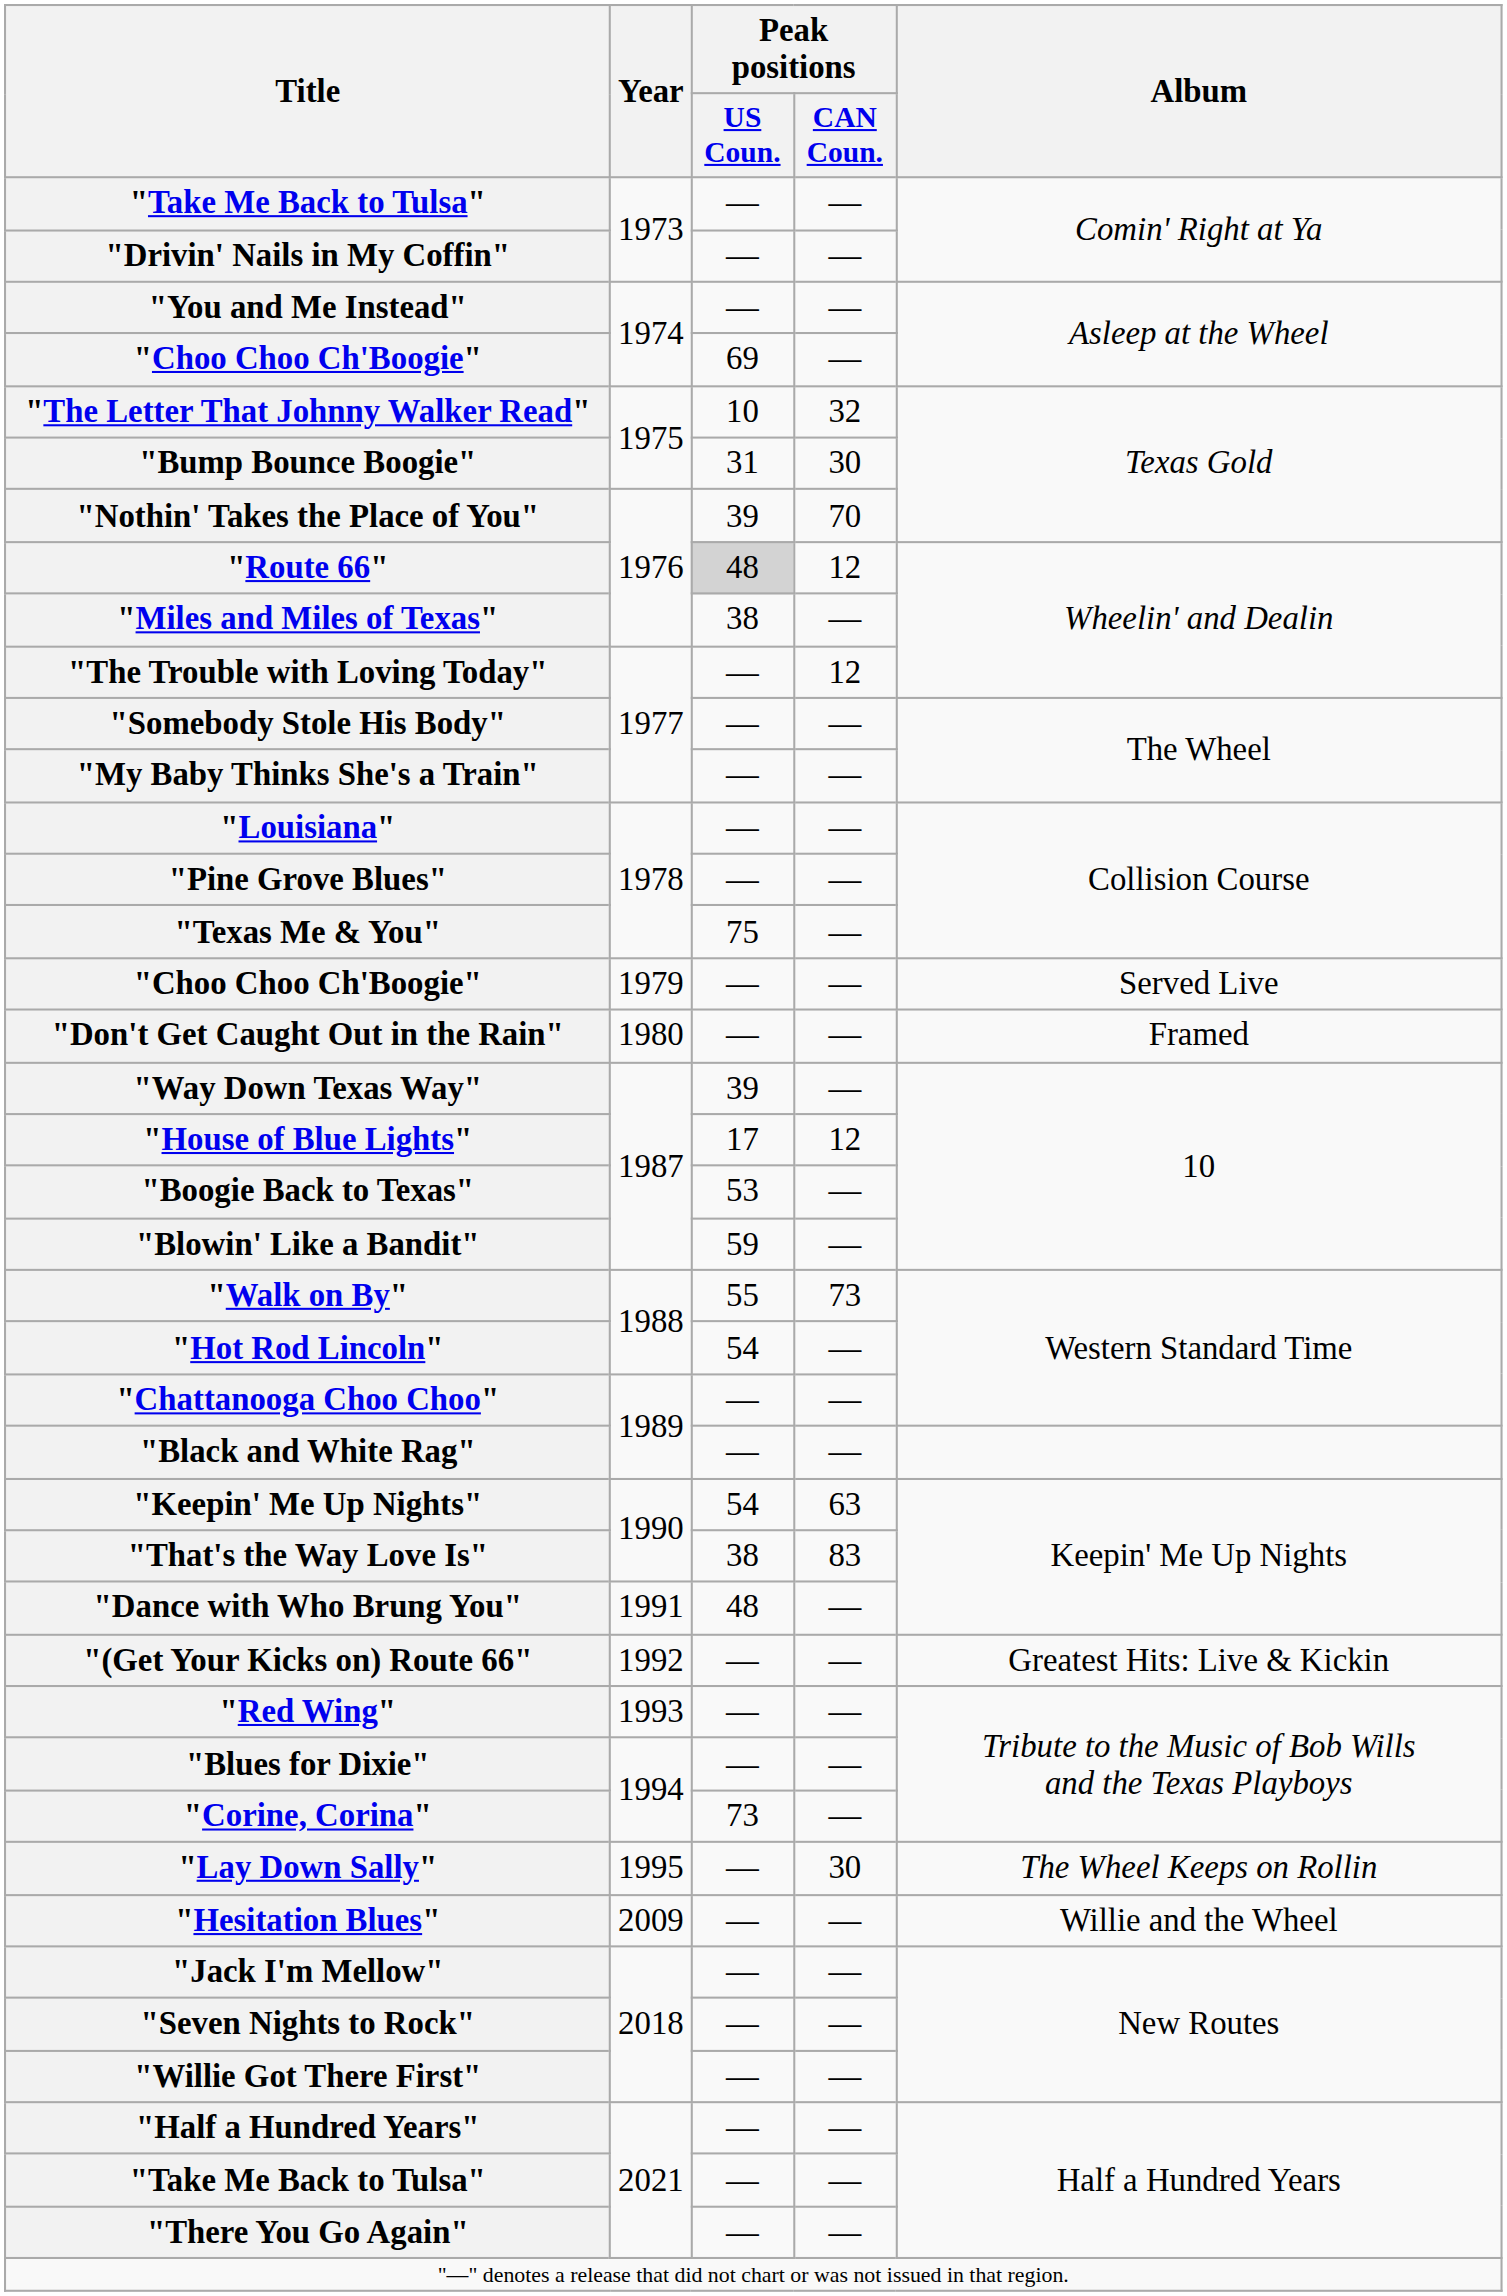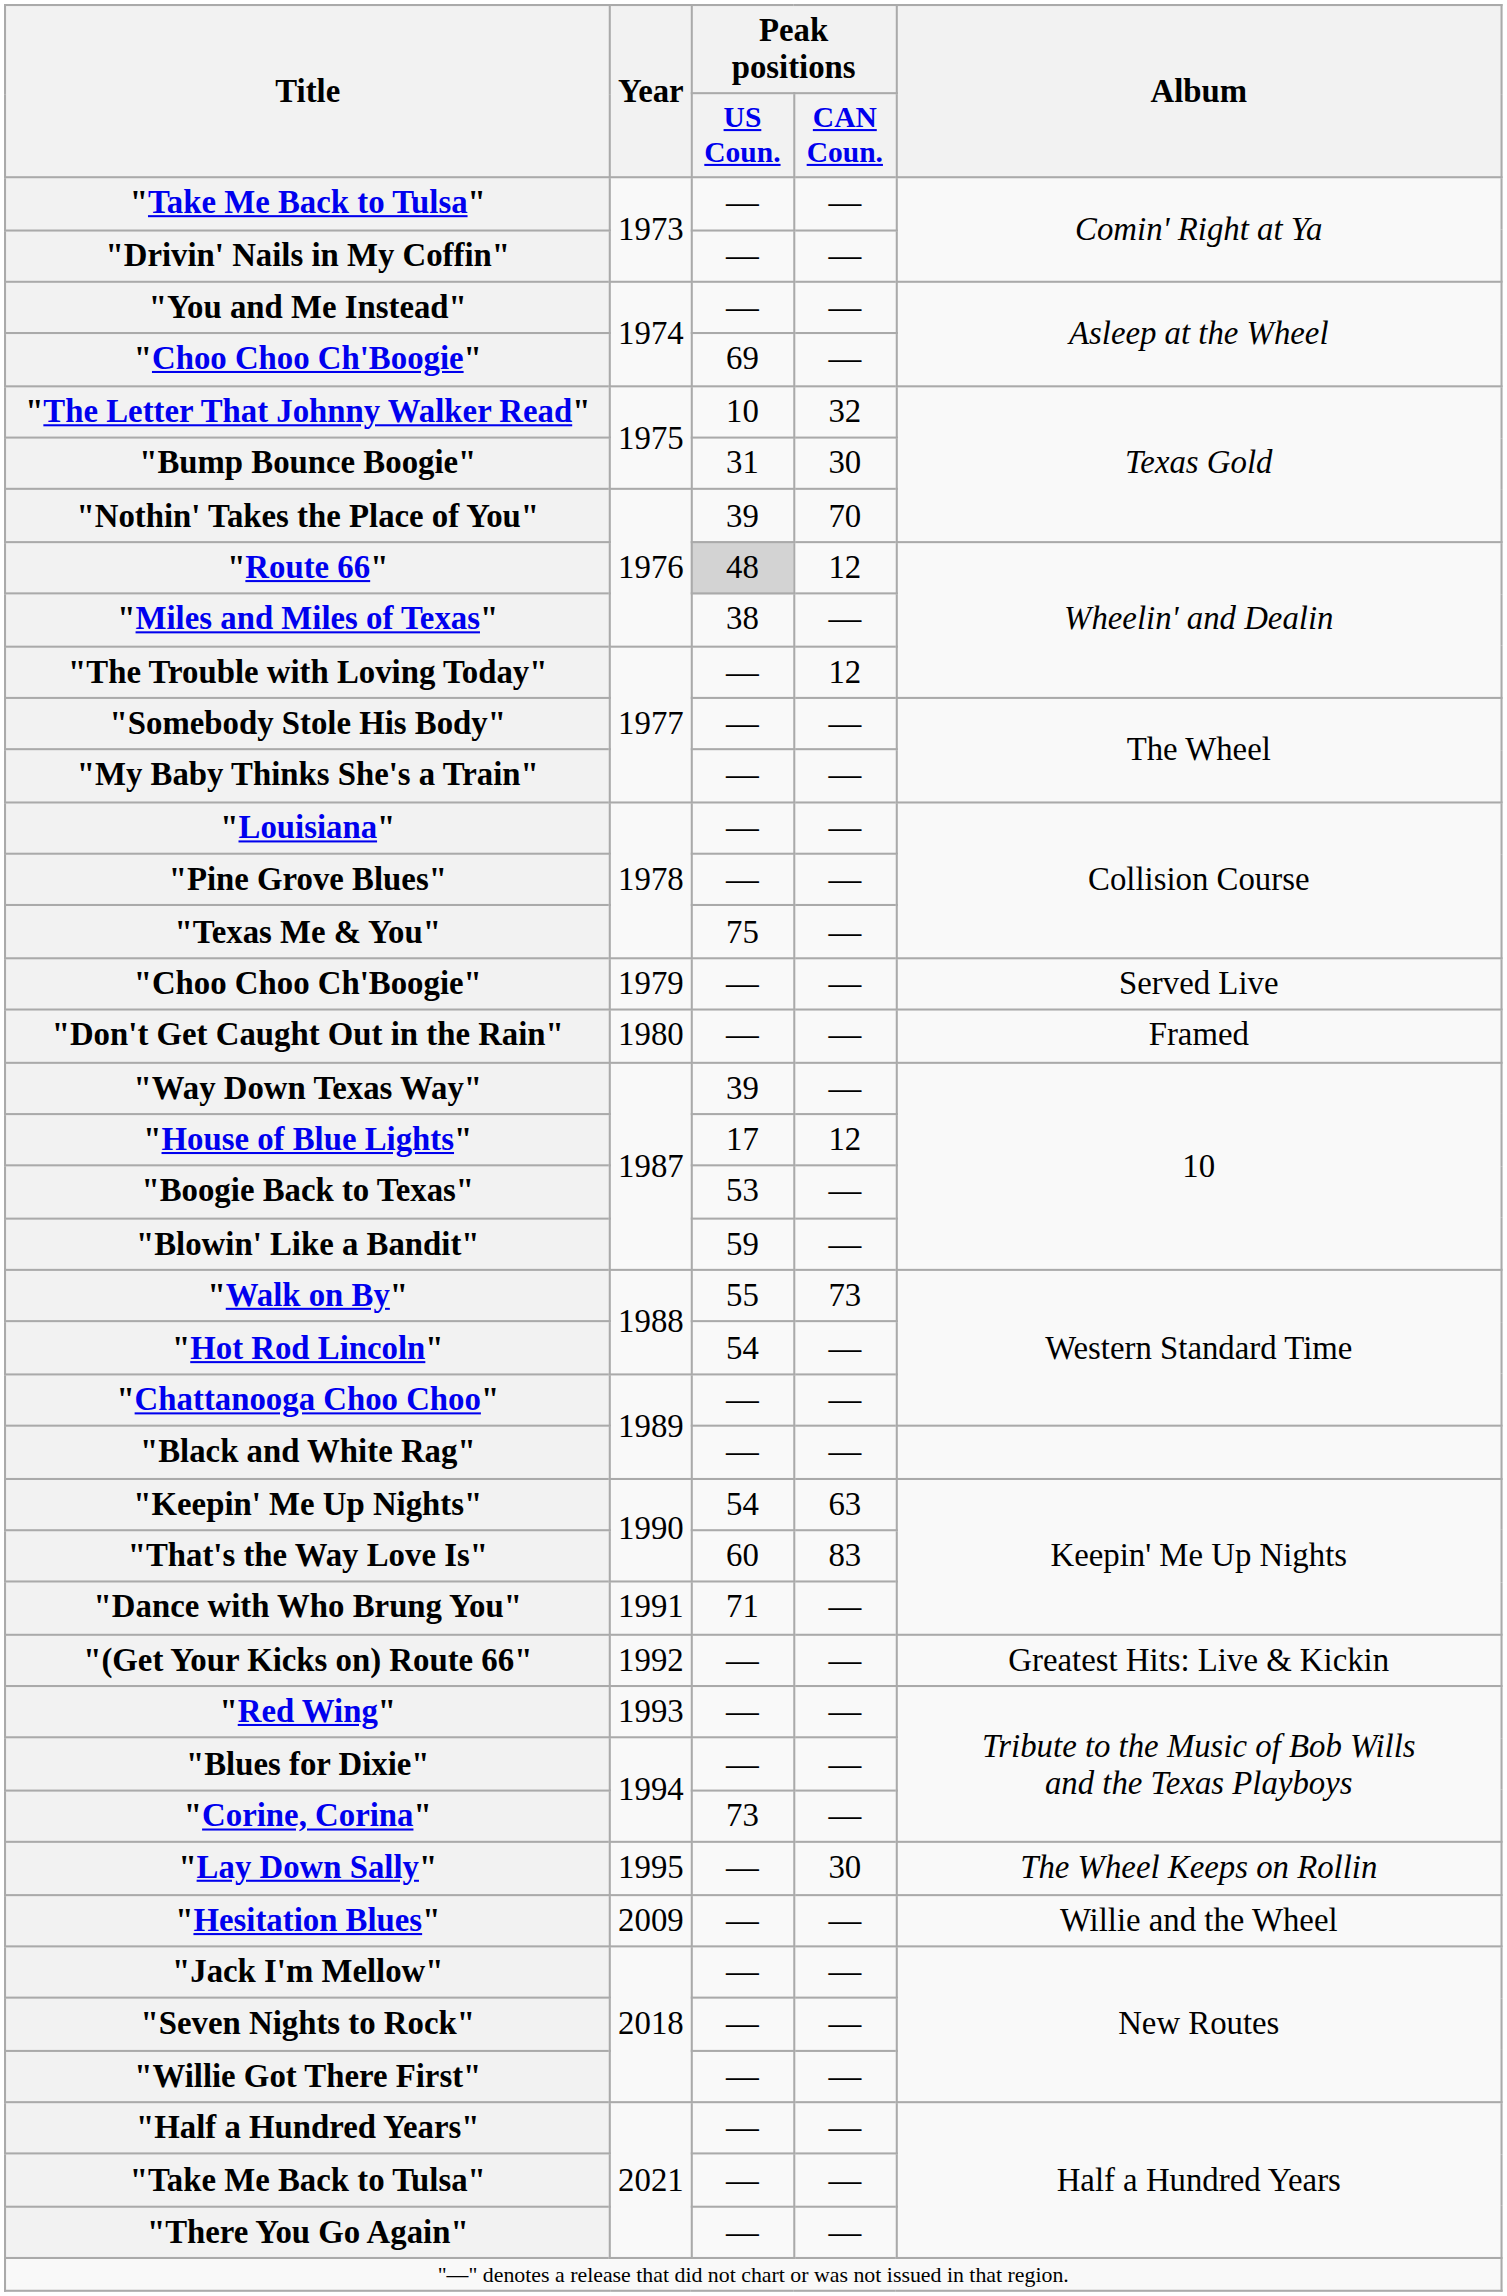(742, 1555) 38 -> (742, 1555) 60
(742, 1607) 48 -> (742, 1607) 71
